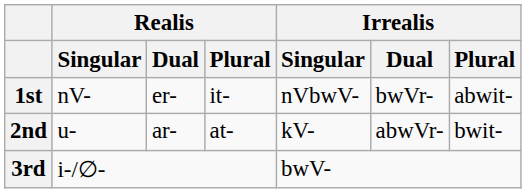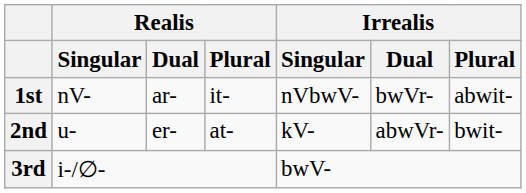(164, 95) er- -> (164, 95) ar-
(164, 131) ar- -> (164, 131) er-
